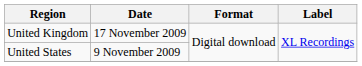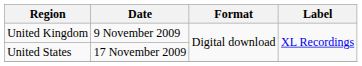(140, 33) 17 November 2009 -> (137, 33) 9 November 2009
(137, 52) 9 November 2009 -> (140, 52) 17 November 2009
